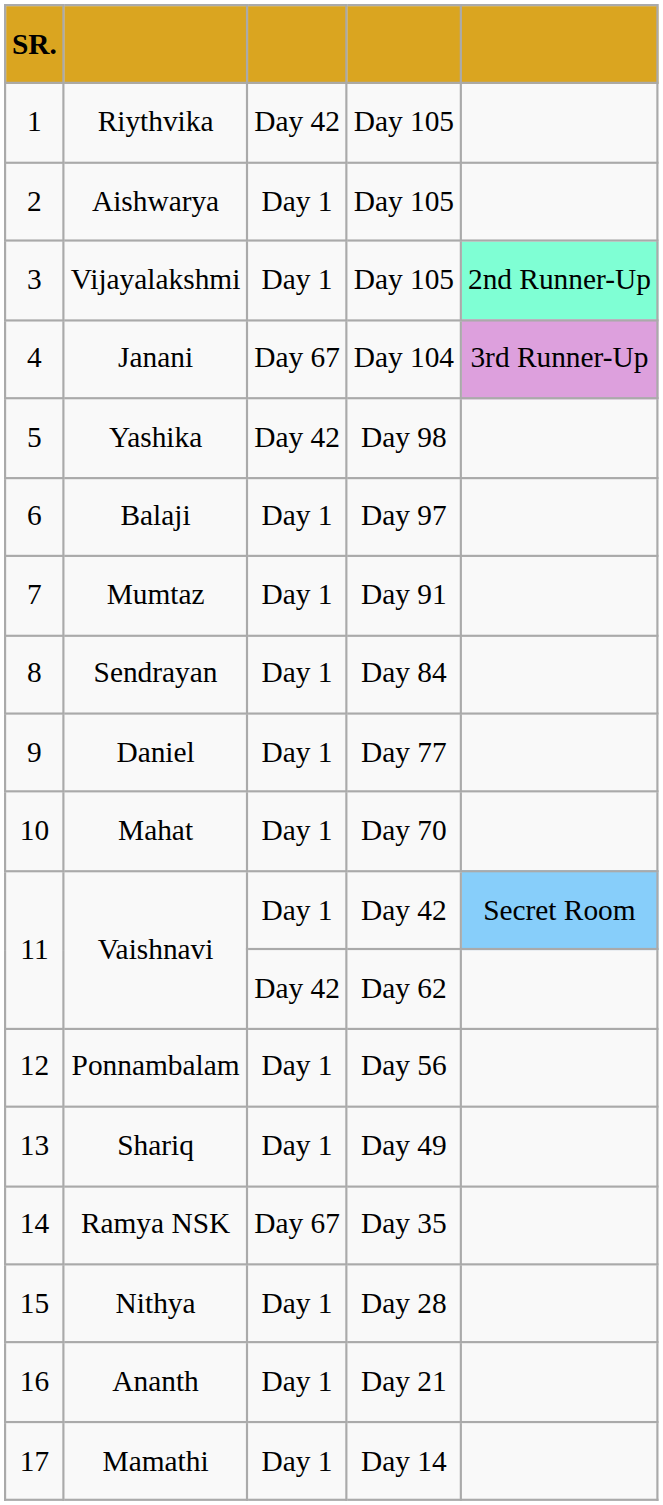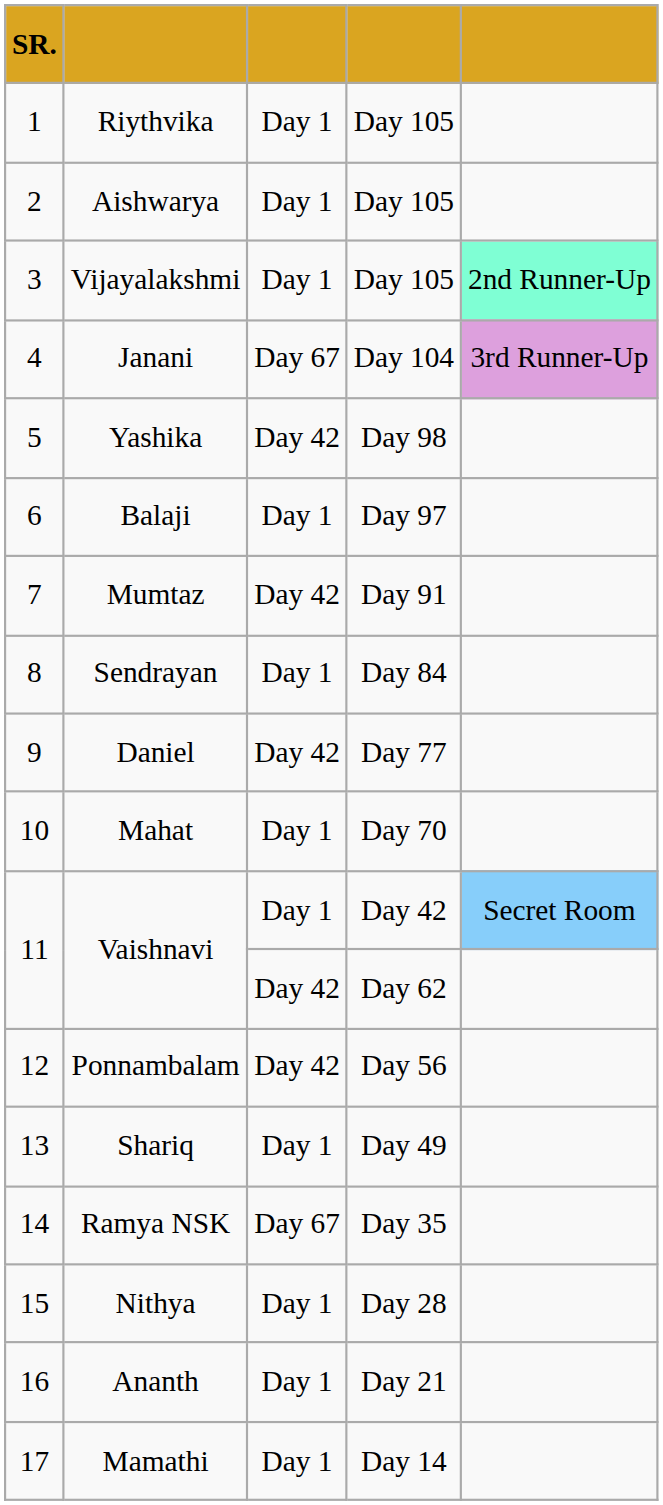(297, 122) Day 42 -> (297, 122) Day 1
(297, 594) Day 1 -> (297, 594) Day 42
(297, 751) Day 1 -> (297, 751) Day 42
(297, 1066) Day 1 -> (297, 1066) Day 42
